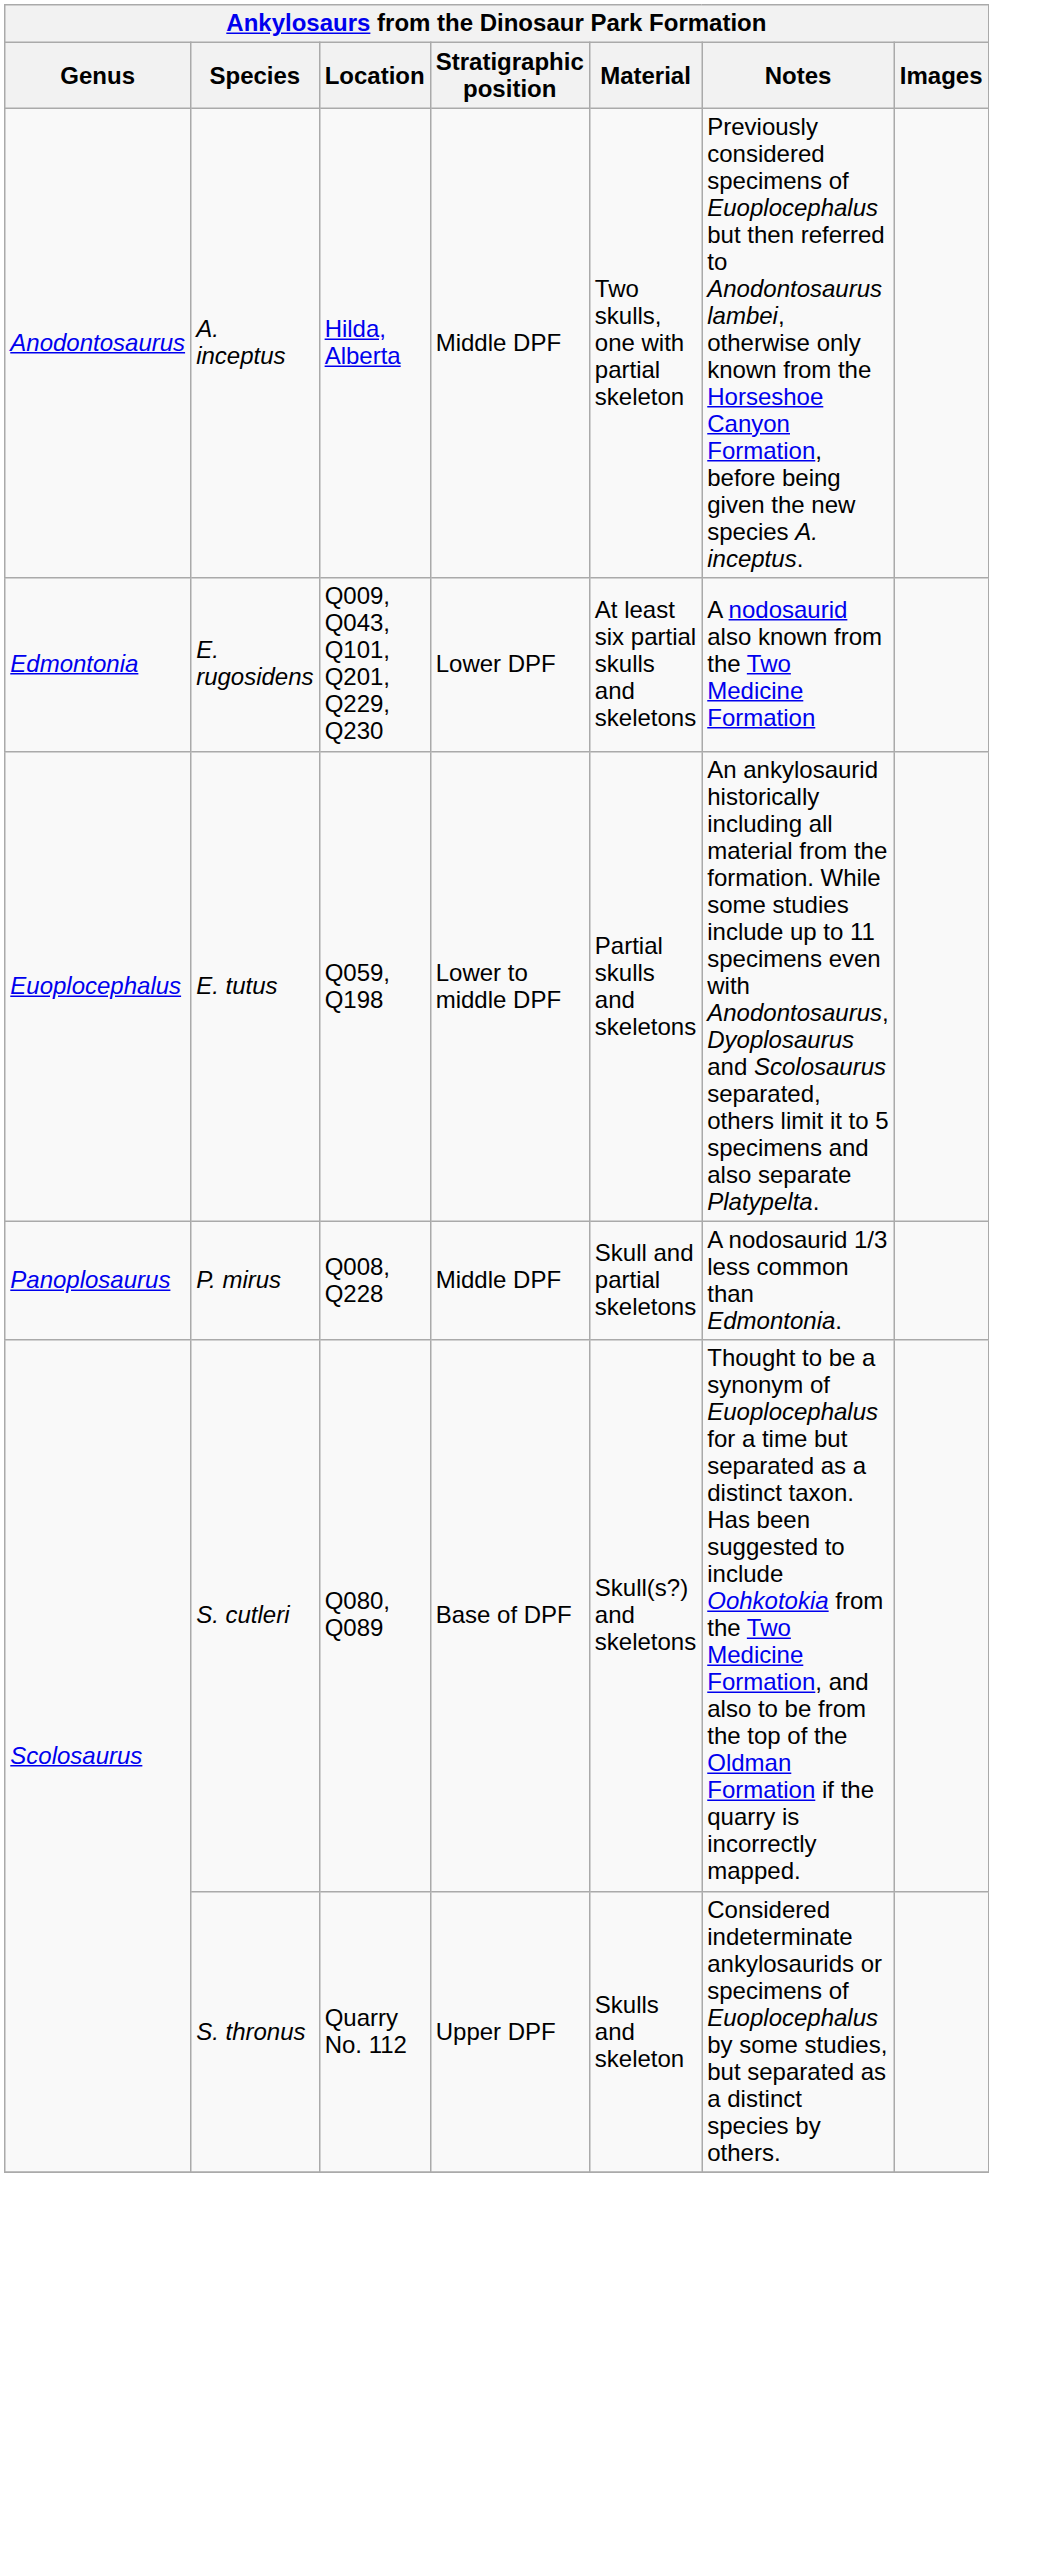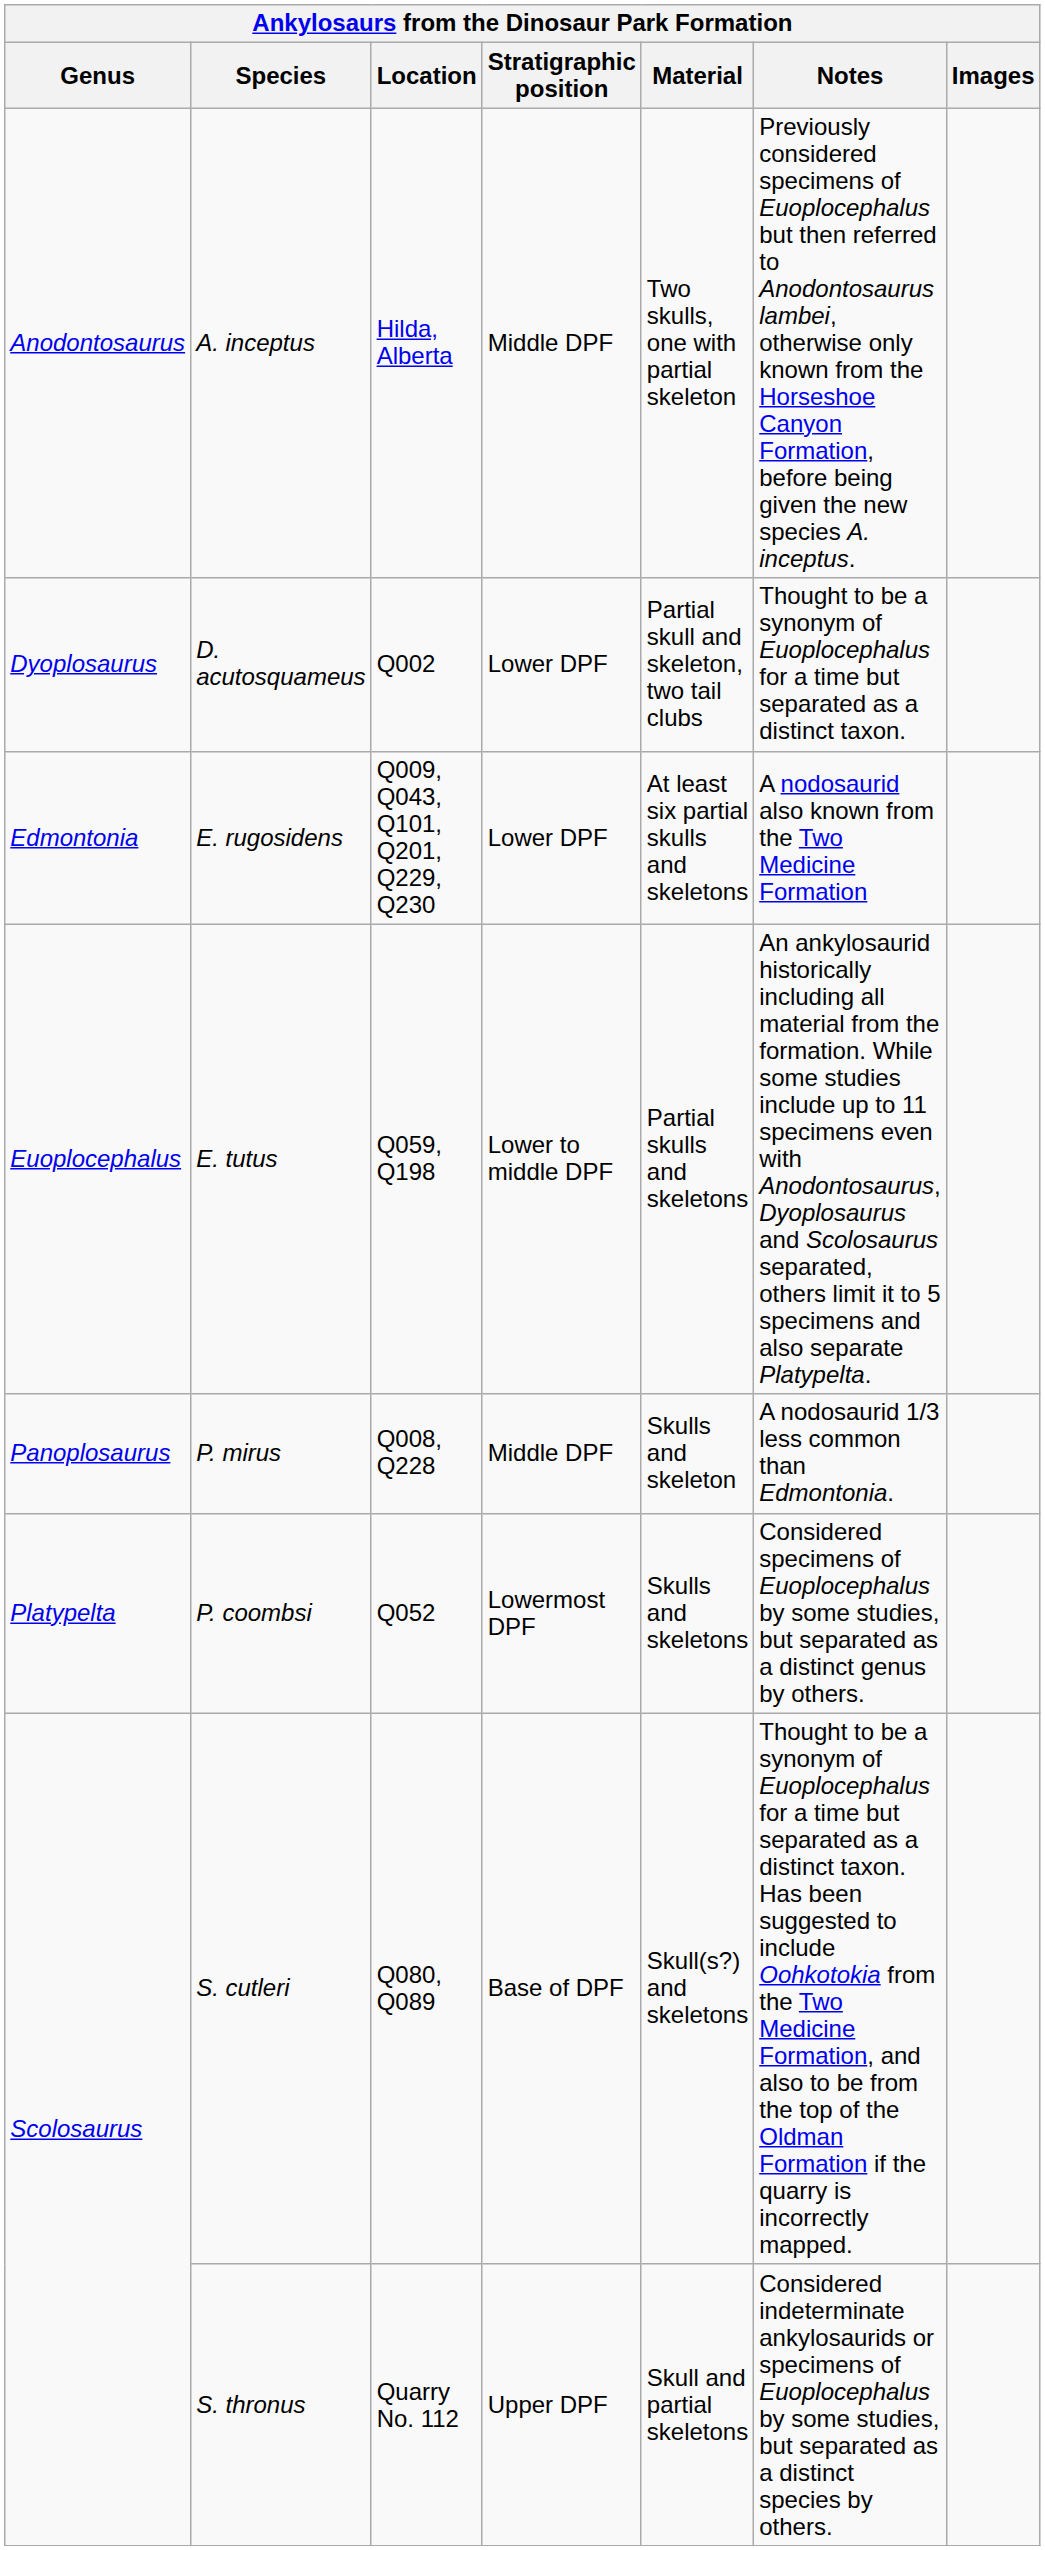+ row: (281, 664)
(645, 1280) Skull and partial skeletons -> (691, 1453) Skulls and skeleton
+ row: (254, 1612)
(639, 2031) Skulls and skeleton -> (697, 2404) Skull and partial skeletons
